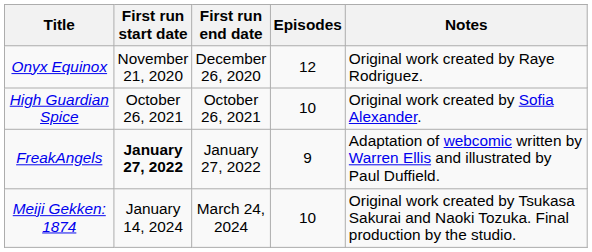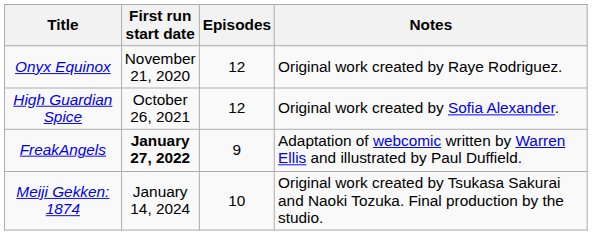- column: (231, 25)
(308, 108) 10 -> (237, 108) 12
